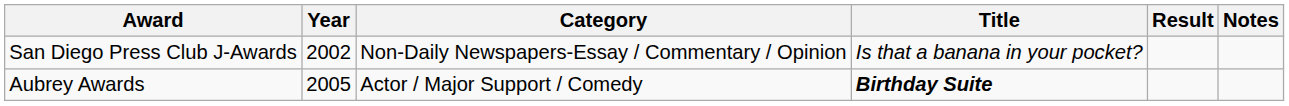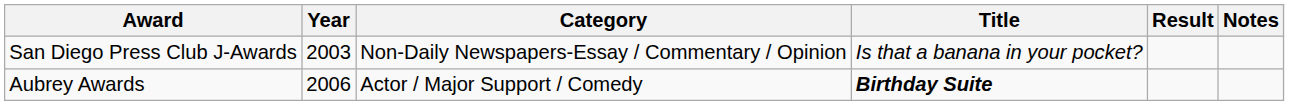(329, 52) 2002 -> (329, 52) 2003
(329, 84) 2005 -> (329, 84) 2006
